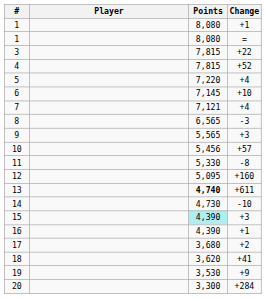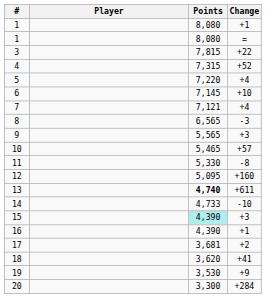(208, 66) 7,815 -> (208, 66) 7,315
(208, 149) 5,456 -> (208, 149) 5,465
(208, 204) 4,730 -> (208, 204) 4,733
(208, 245) 3,680 -> (208, 245) 3,681
